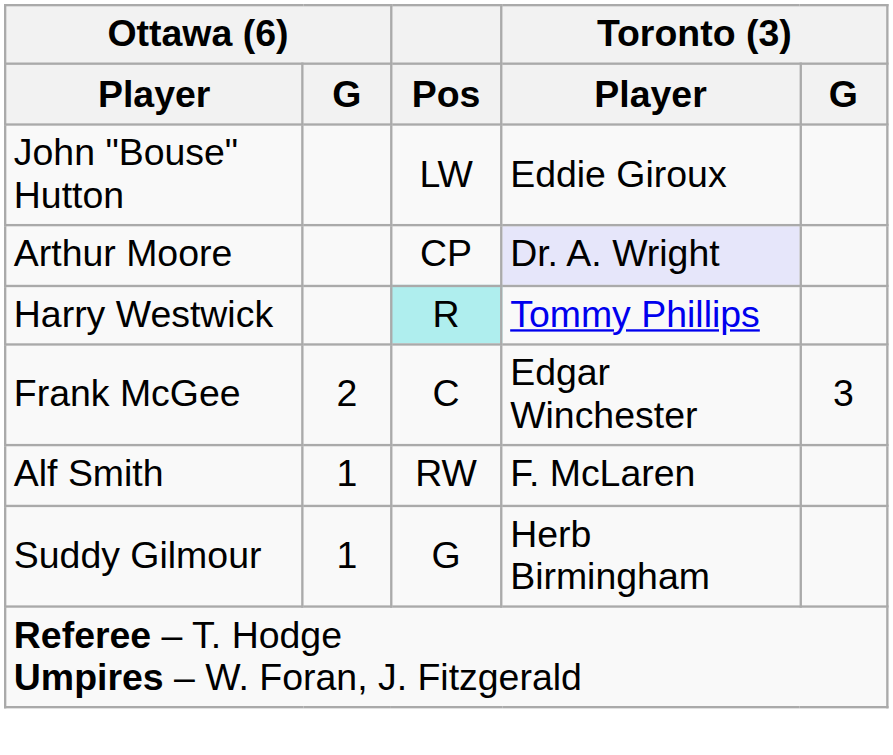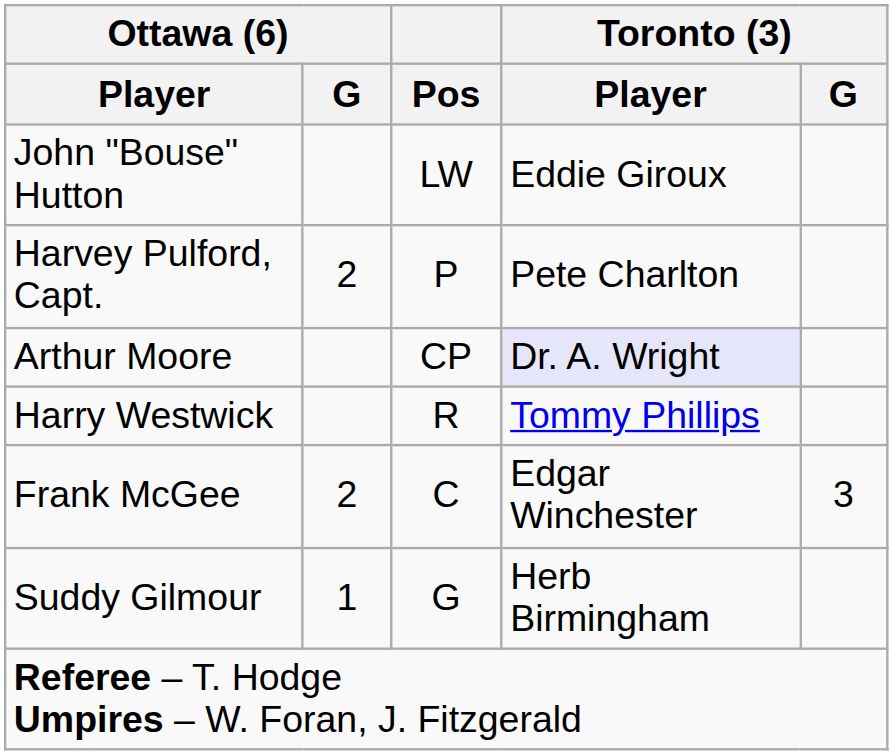+ row: (143, 275)
(446, 313) paleturquoise background -> (446, 415) no background
- row: (89, 474)
